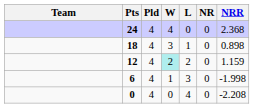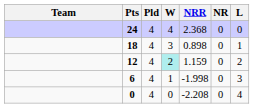columns swapped: (188, 12) <-> (233, 12)
